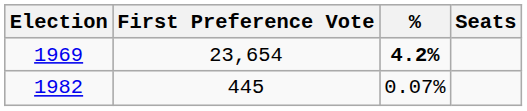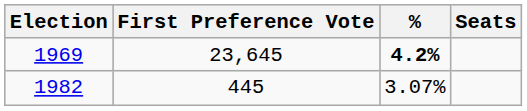(246, 55) 23,654 -> (246, 55) 23,645
(415, 88) 0.07% -> (415, 88) 3.07%
